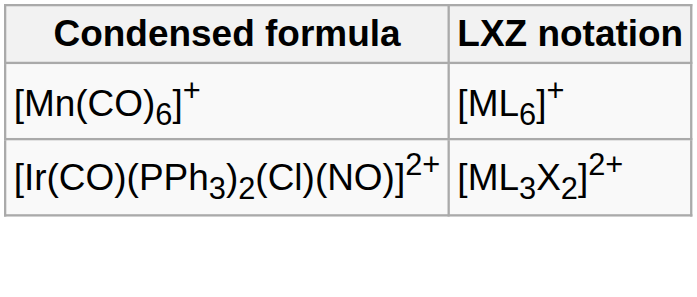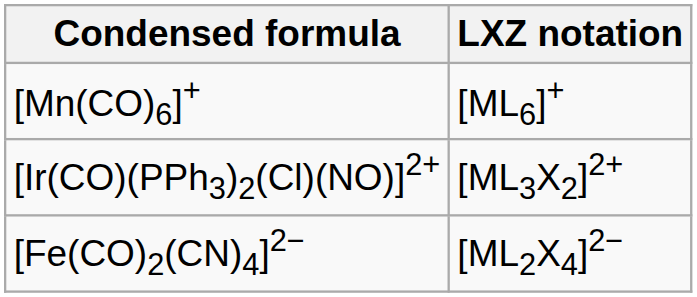+ row: (159, 254)
